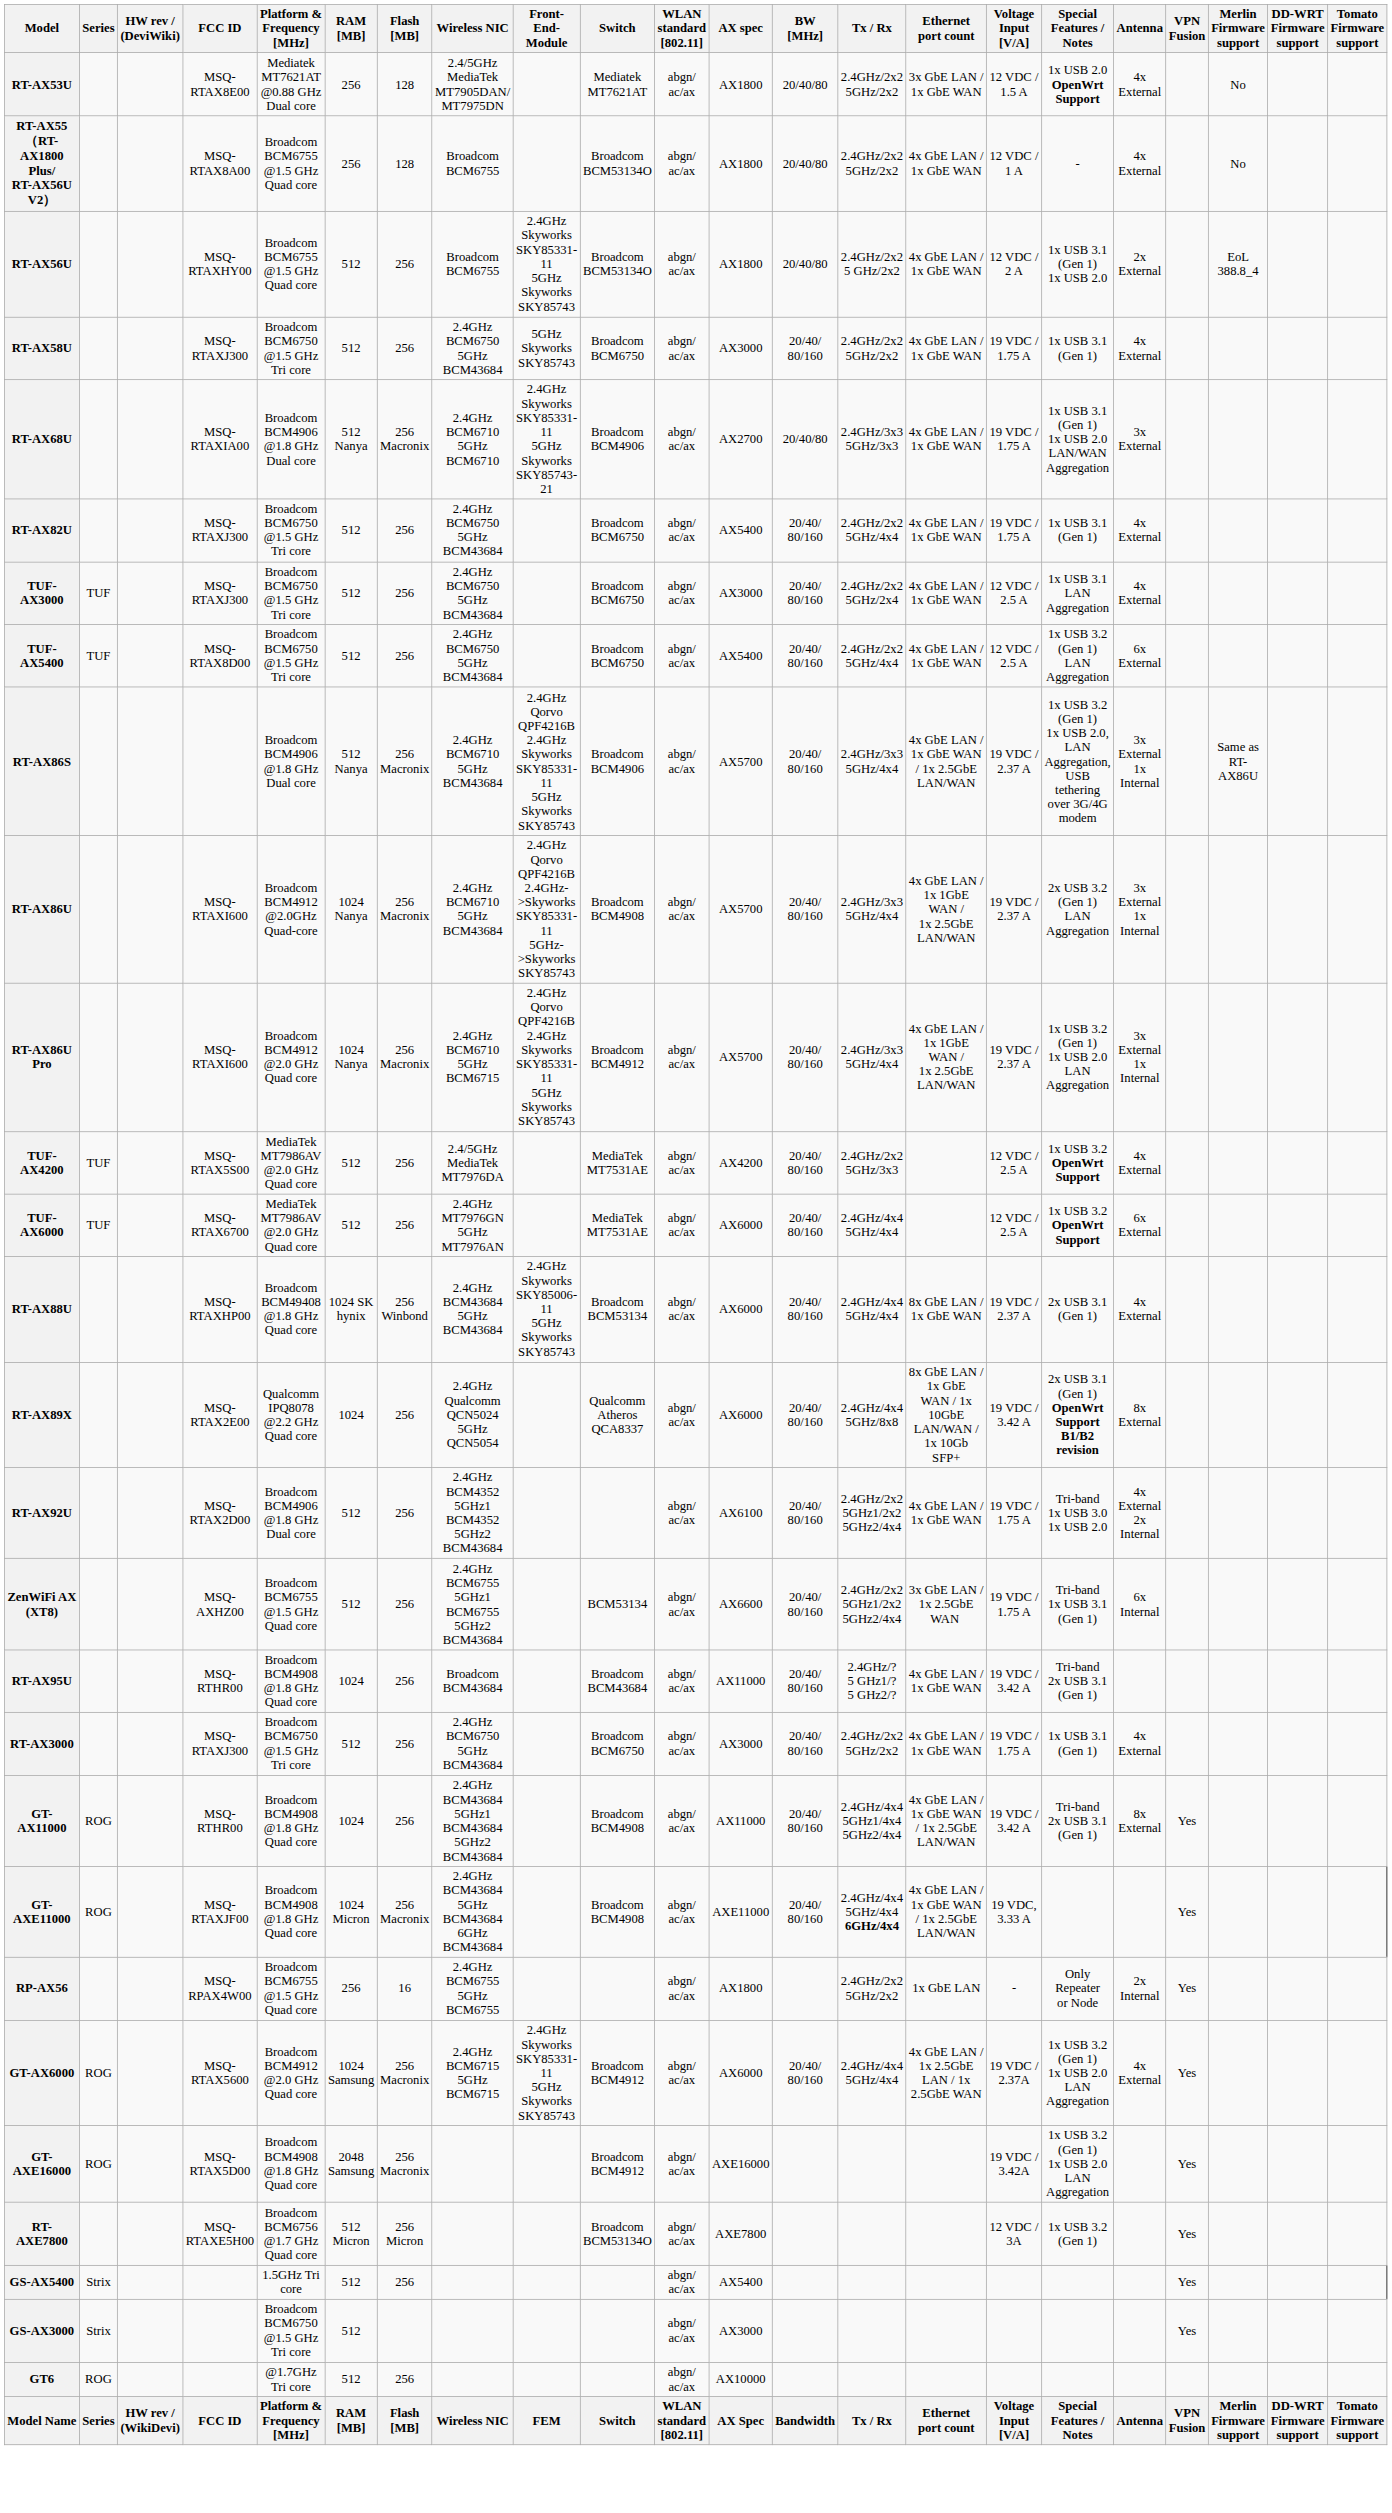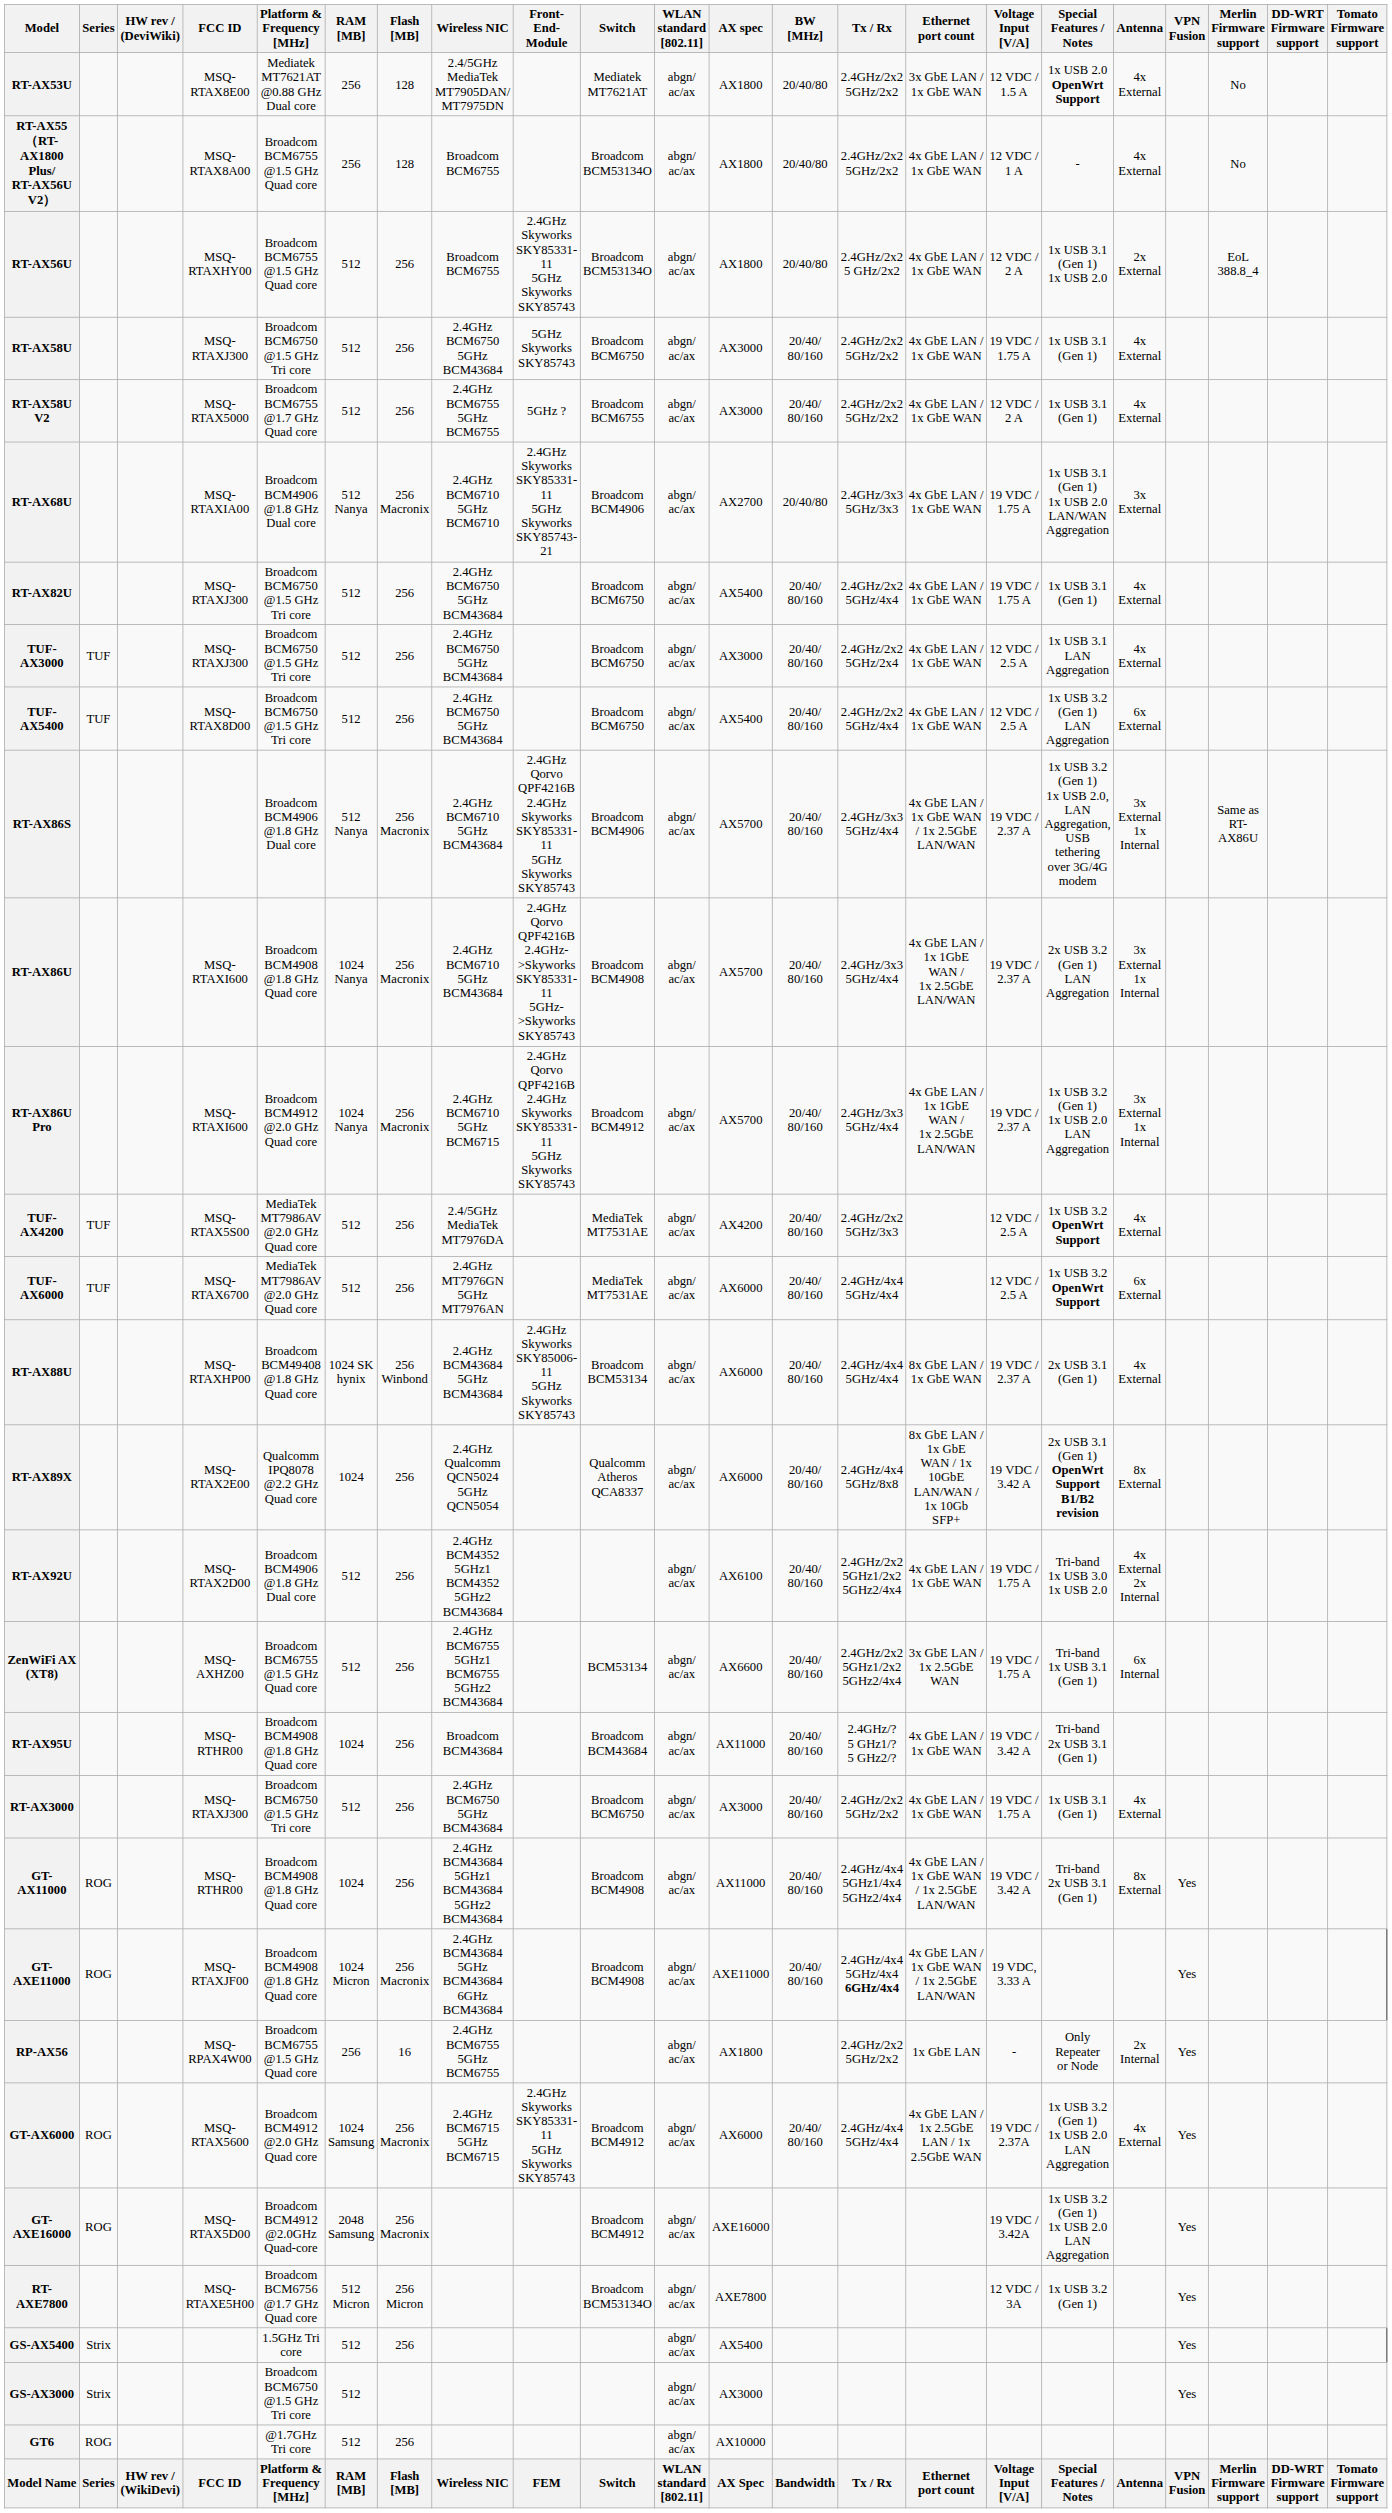+ row: (42, 411)
(291, 909) Broadcom BCM4912 @2.0GHz Quad-core -> (291, 972) Broadcom BCM4908 @1.8 GHz Quad core
(291, 2164) Broadcom BCM4908 @1.8 GHz Quad core -> (291, 2226) Broadcom BCM4912 @2.0GHz Quad-core
